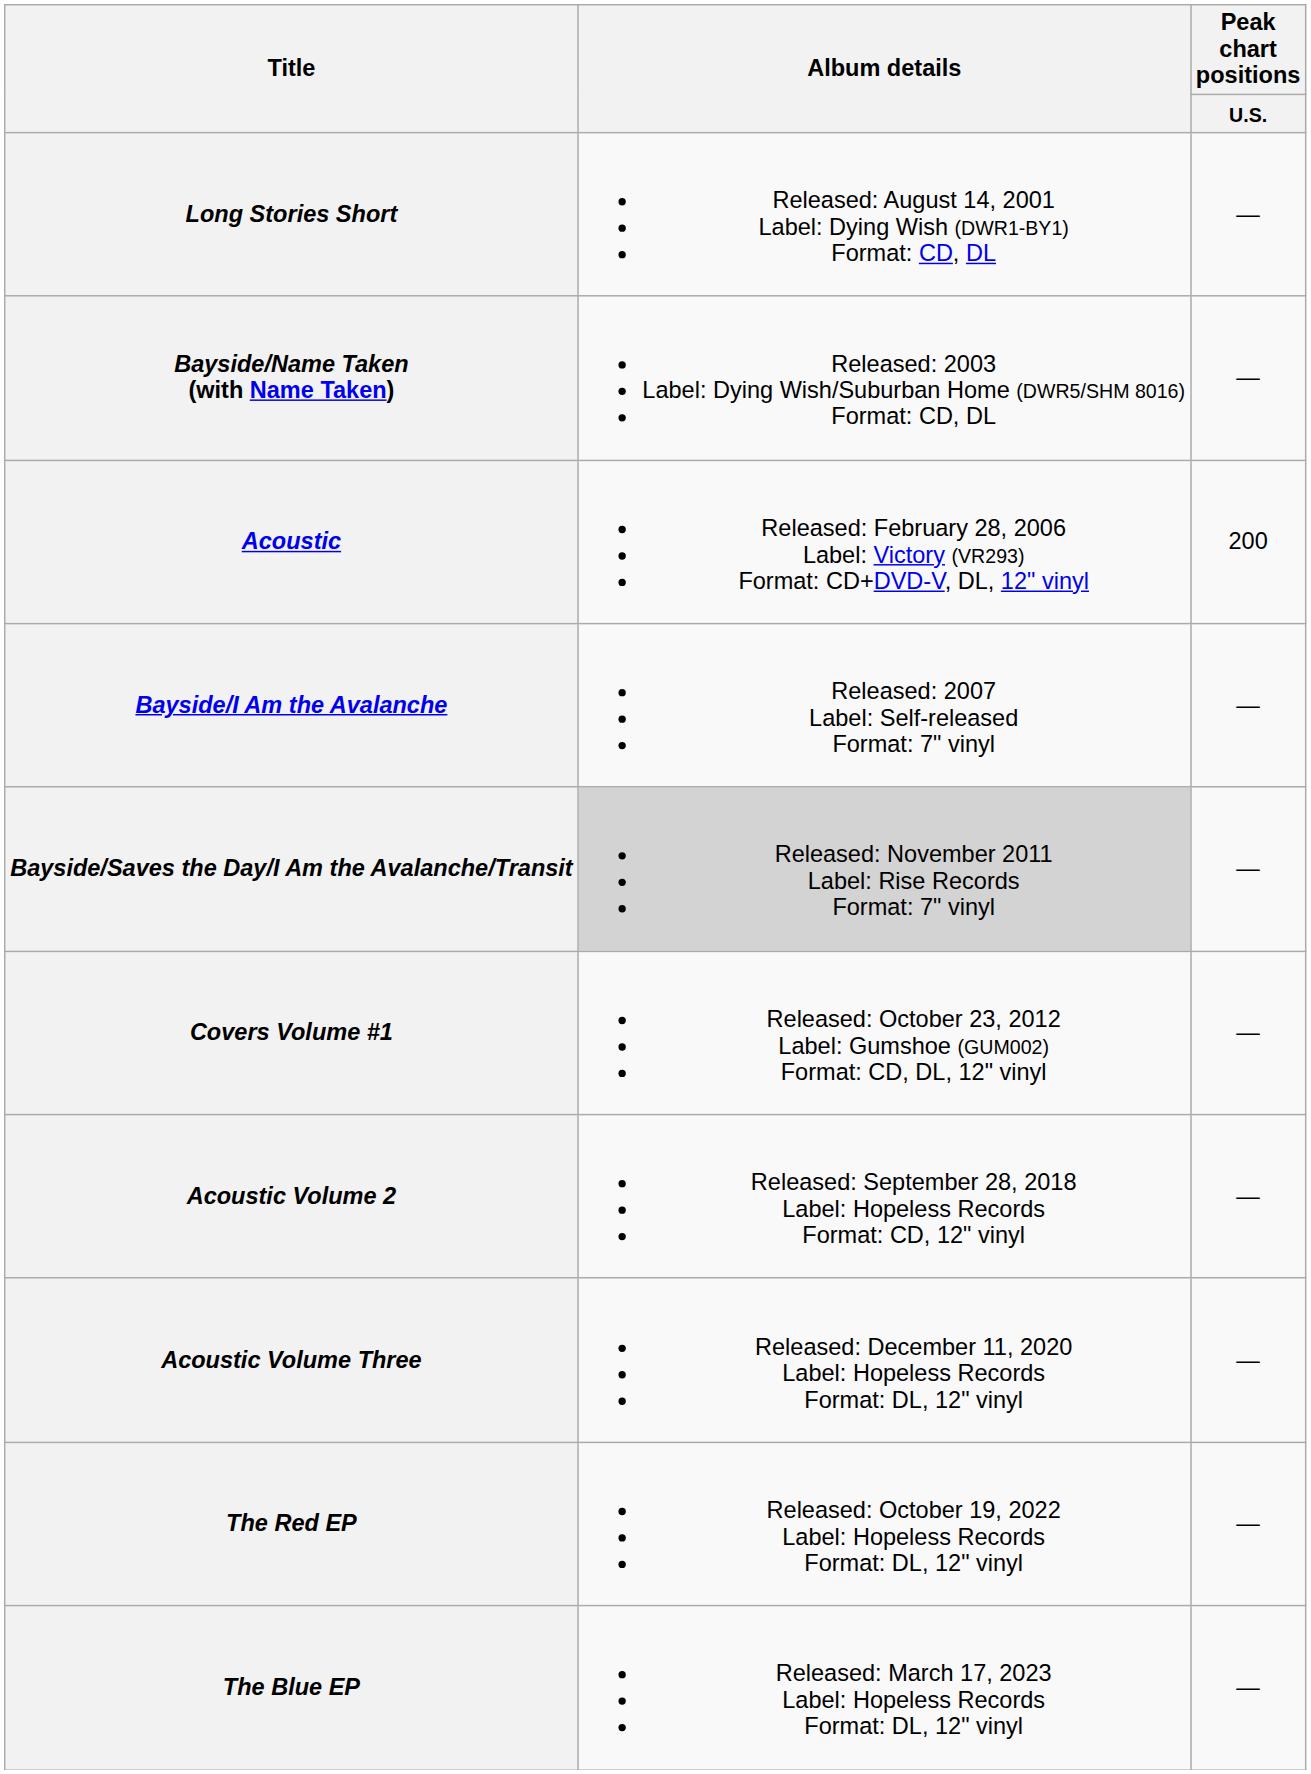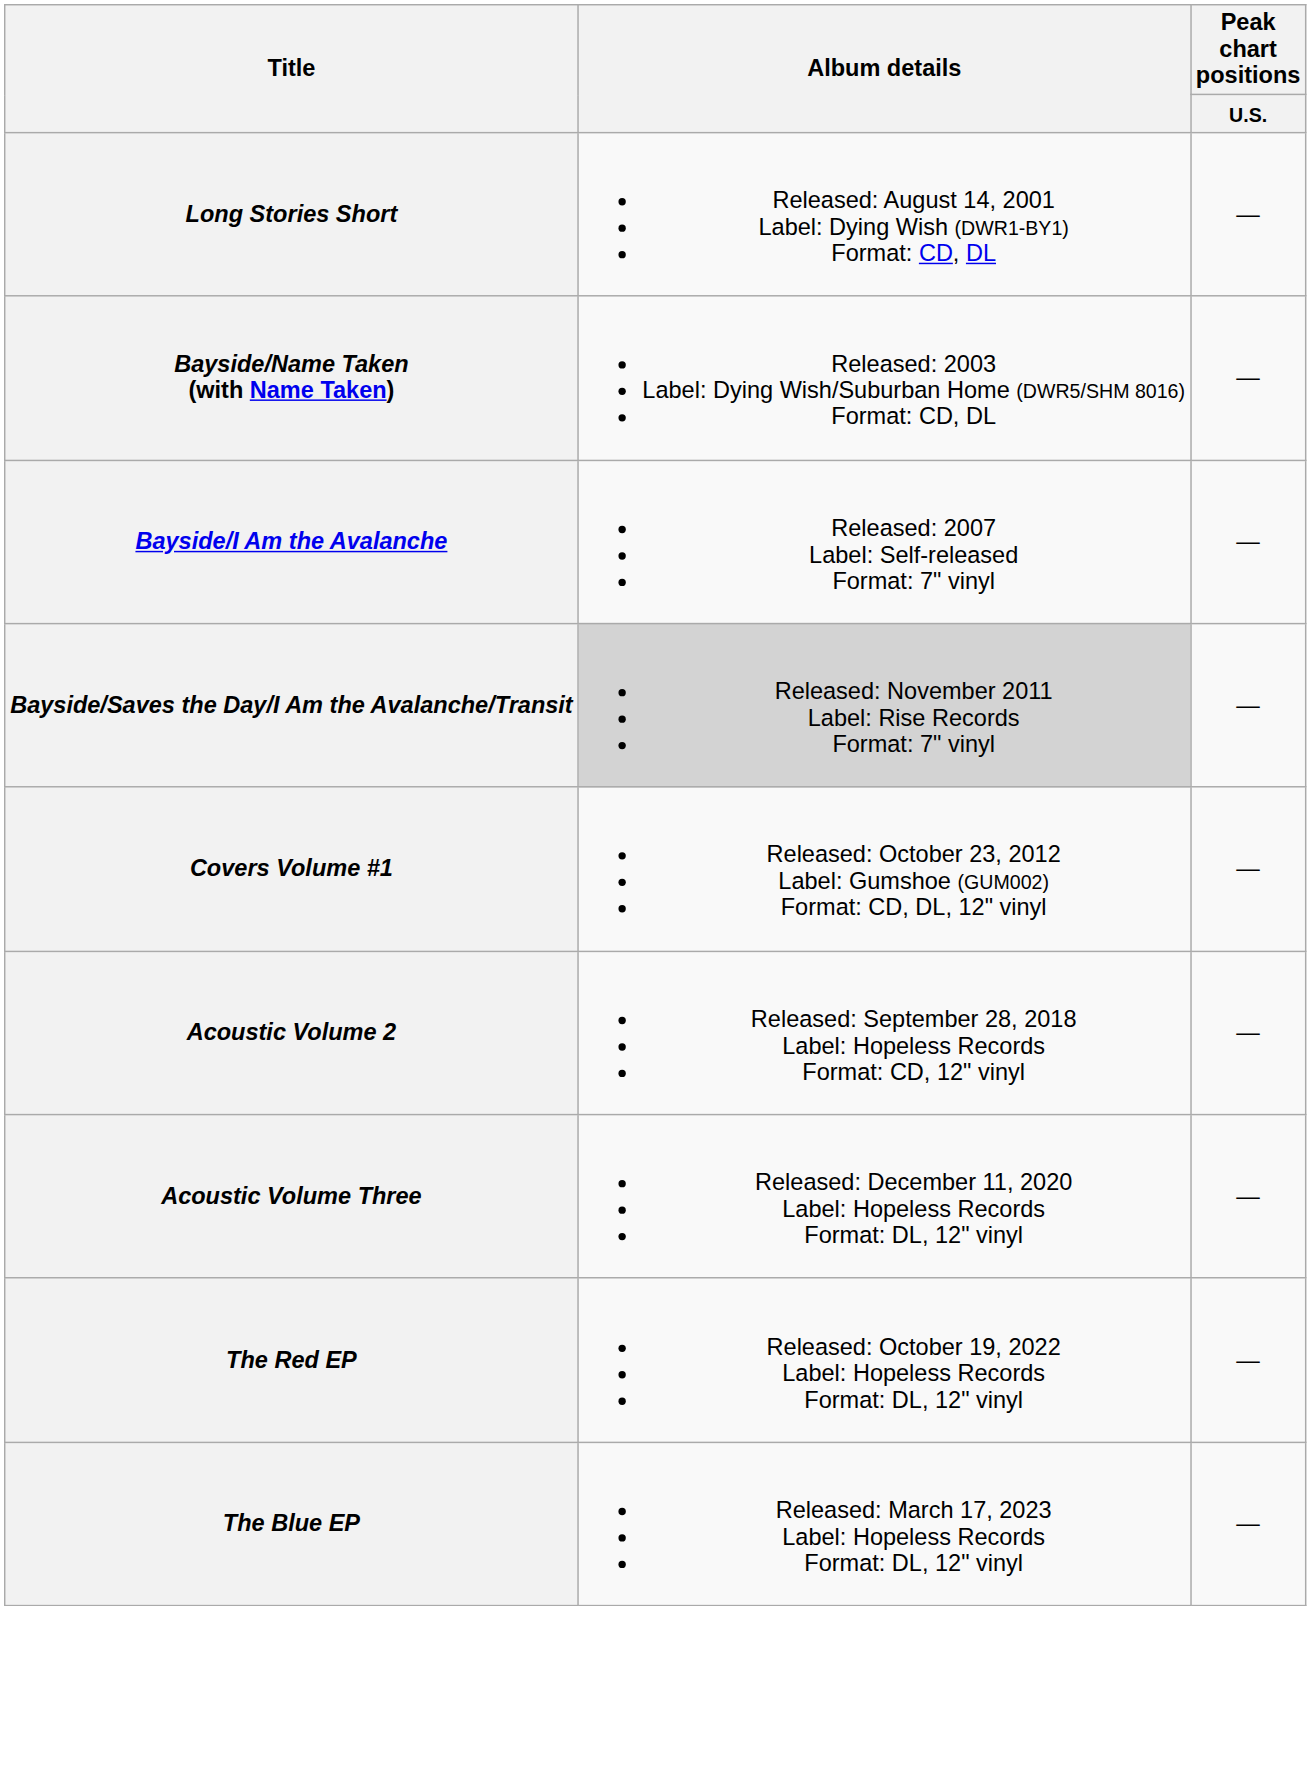- row: (291, 541)
